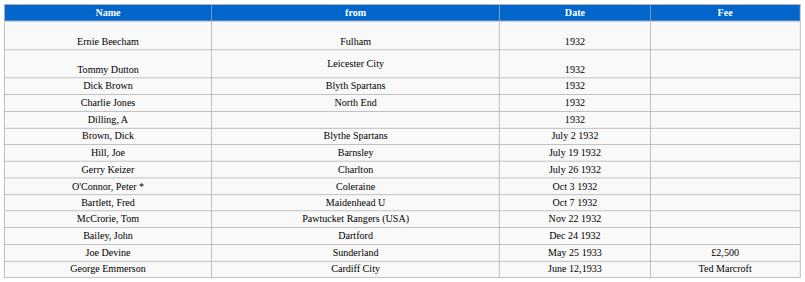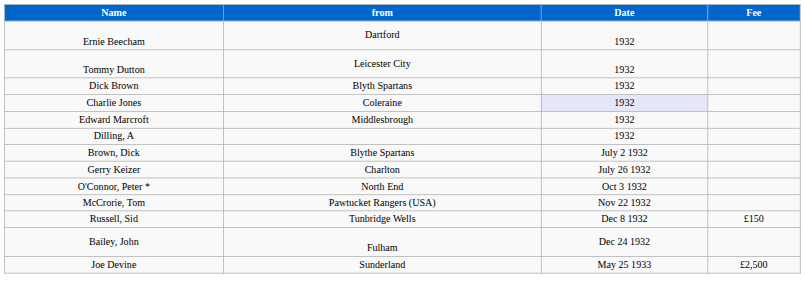(356, 41) Fulham -> (382, 35) Dartford
(356, 103) North End -> (382, 103) Coleraine
(575, 103) no background -> (624, 103) lavender background
+ row: (114, 120)
- row: (108, 153)
(356, 186) Coleraine -> (382, 186) North End
- row: (108, 203)
+ row: (114, 219)
(356, 236) Dartford -> (382, 248) Fulham
- row: (108, 269)
